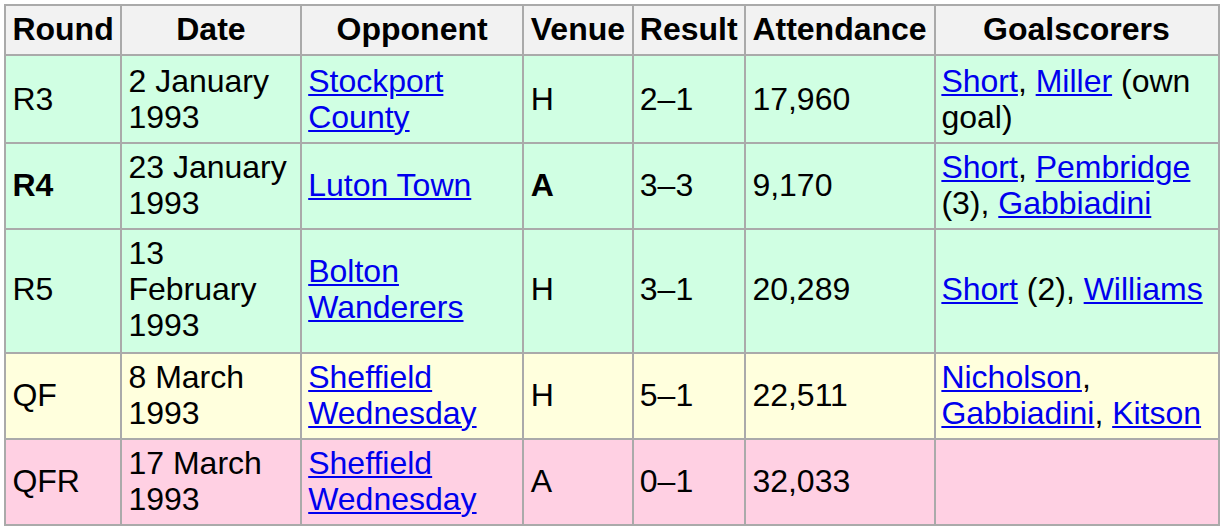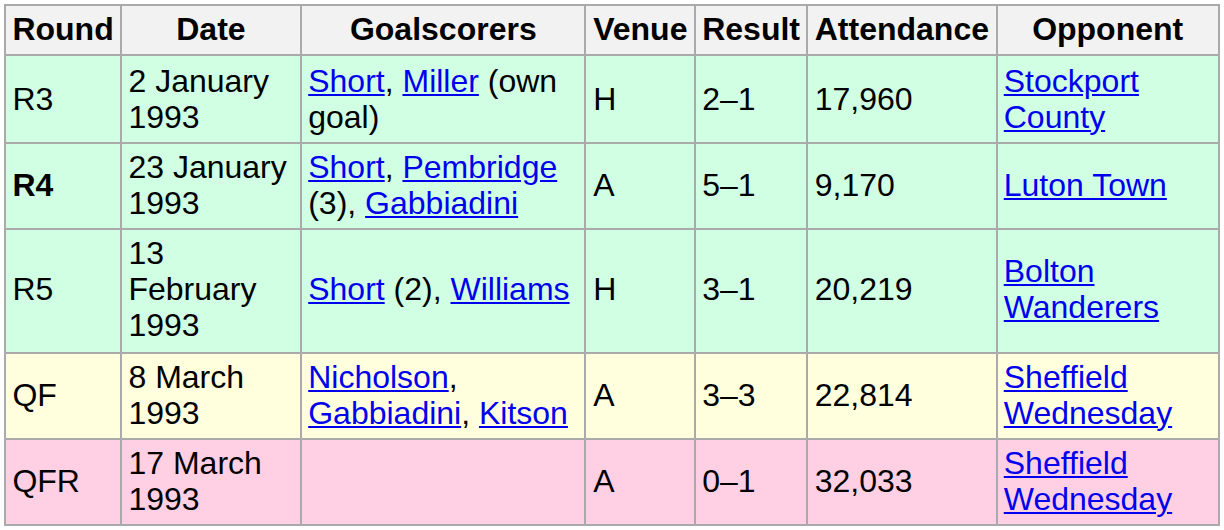columns swapped: (412, 29) <-> (1076, 29)
(542, 185) bold -> (604, 185) normal
(667, 185) 3–3 -> (729, 185) 5–1
(801, 290) 20,289 -> (864, 290) 20,219
(542, 394) H -> (604, 394) A
(667, 394) 5–1 -> (729, 394) 3–3
(800, 394) 22,511 -> (864, 394) 22,814
